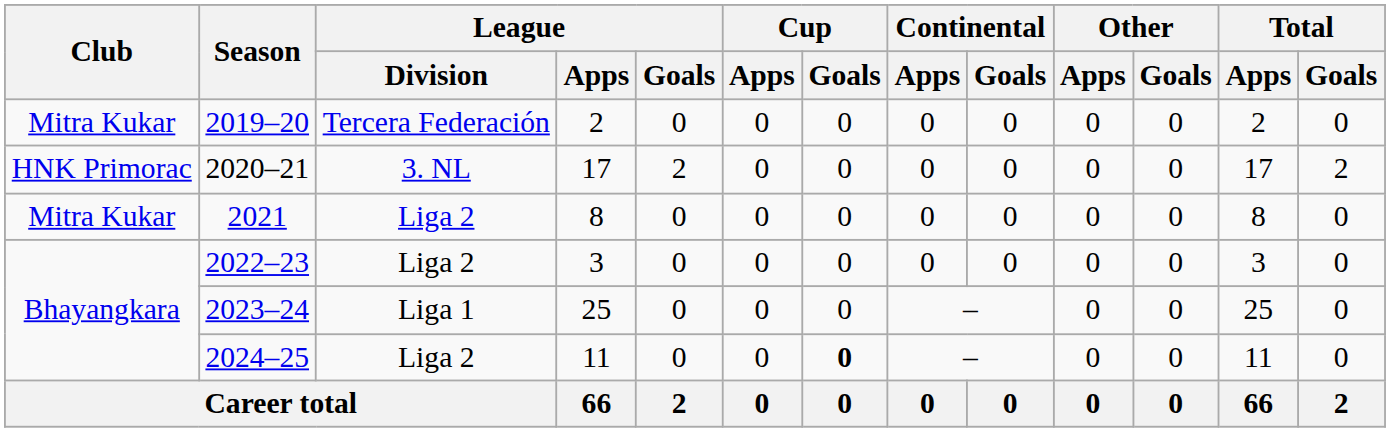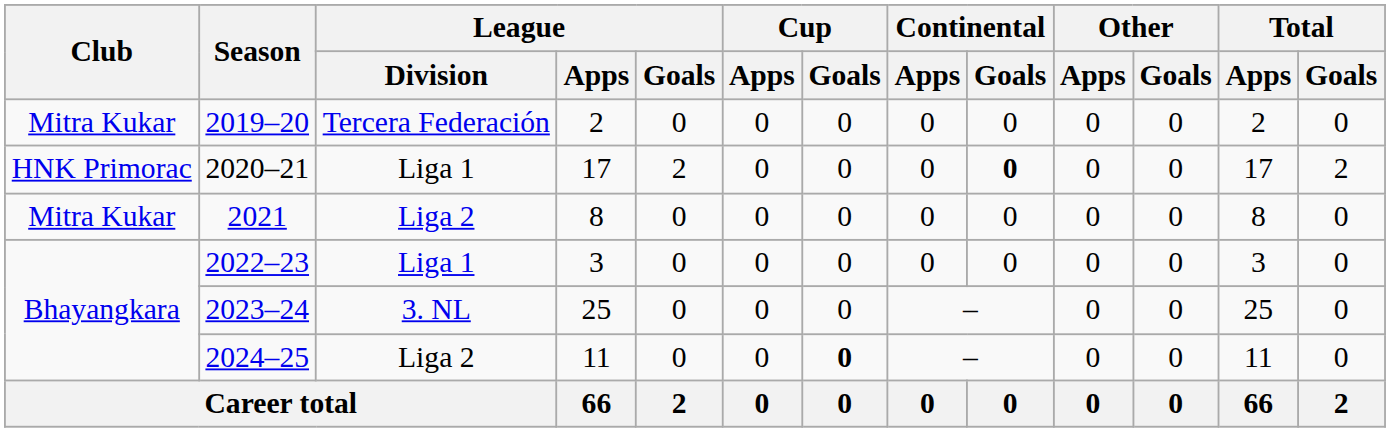(436, 168) 3. NL -> (436, 168) Liga 1
(1010, 168) normal -> (1010, 168) bold
(436, 262) Liga 2 -> (436, 262) Liga 1
(436, 309) Liga 1 -> (436, 309) 3. NL
